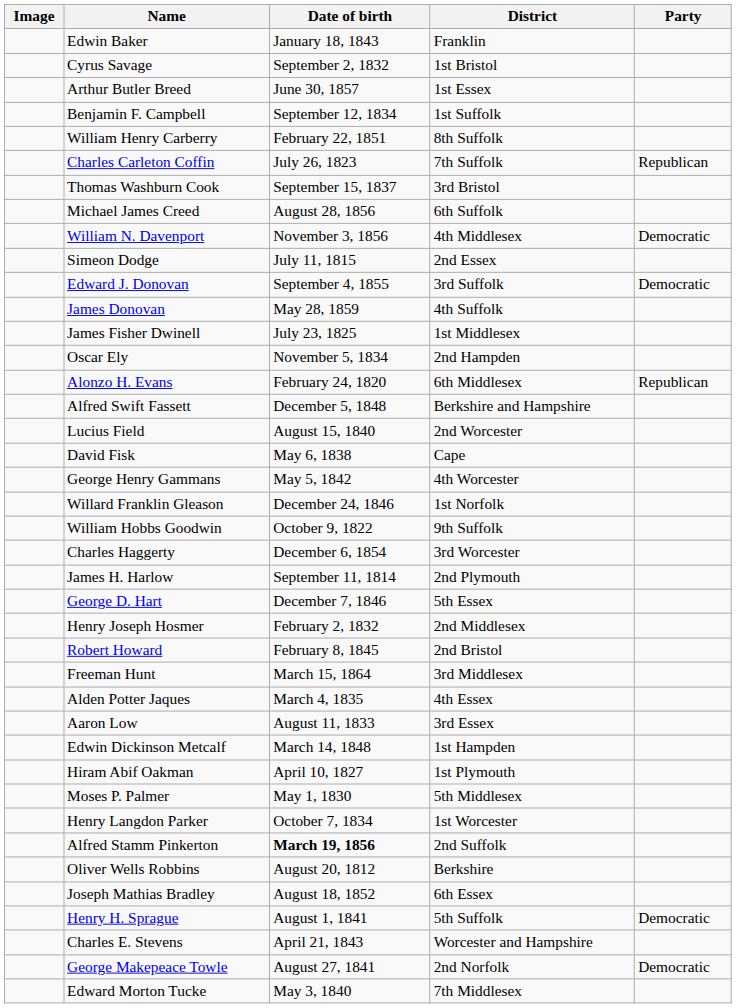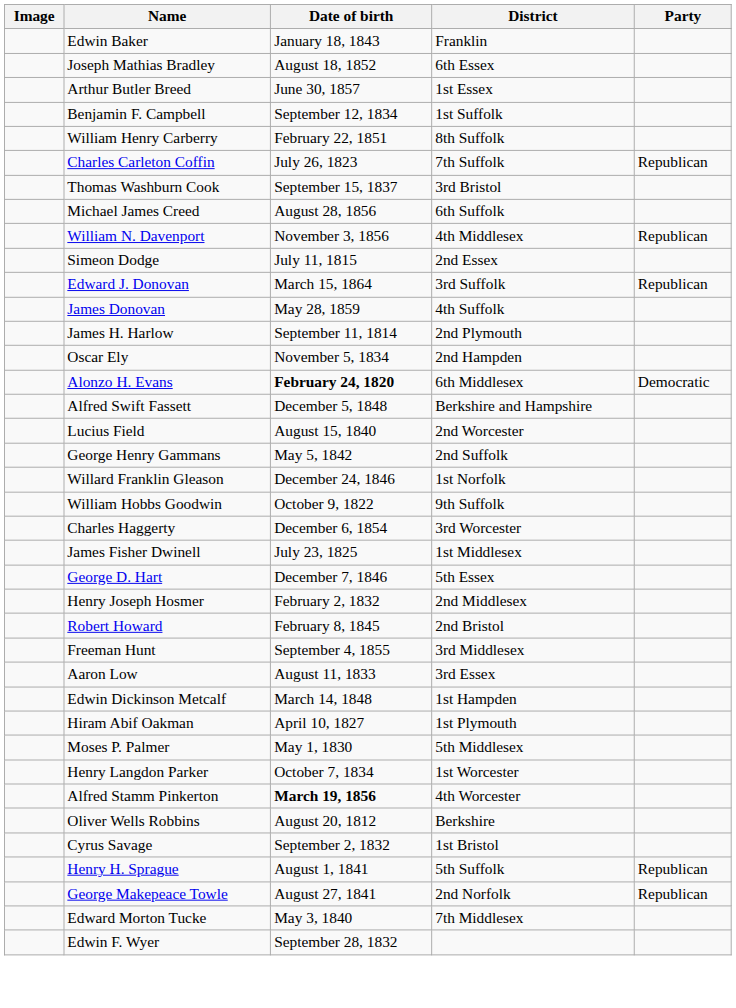rows swapped: (141, 893) <-> (110, 65)
(674, 235) Democratic -> (673, 235) Republican
(331, 284) September 4, 1855 -> (323, 284) March 15, 1864
(674, 284) Democratic -> (673, 284) Republican
rows swapped: (134, 333) <-> (120, 576)
(330, 382) normal -> (334, 382) bold
(673, 382) Republican -> (674, 382) Democratic
- row: (101, 455)
(476, 479) 4th Worcester -> (472, 455) 2nd Suffolk
(322, 674) March 15, 1864 -> (332, 650) September 4, 1855
- row: (129, 698)
(470, 844) 2nd Suffolk -> (478, 796) 4th Worcester
(674, 917) Democratic -> (673, 869) Republican
- row: (125, 942)
(674, 966) Democratic -> (673, 893) Republican
+ row: (113, 942)
